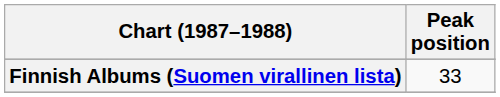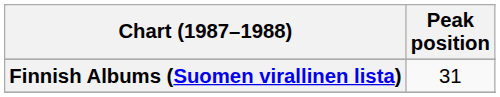(450, 75) 33 -> (450, 75) 31
